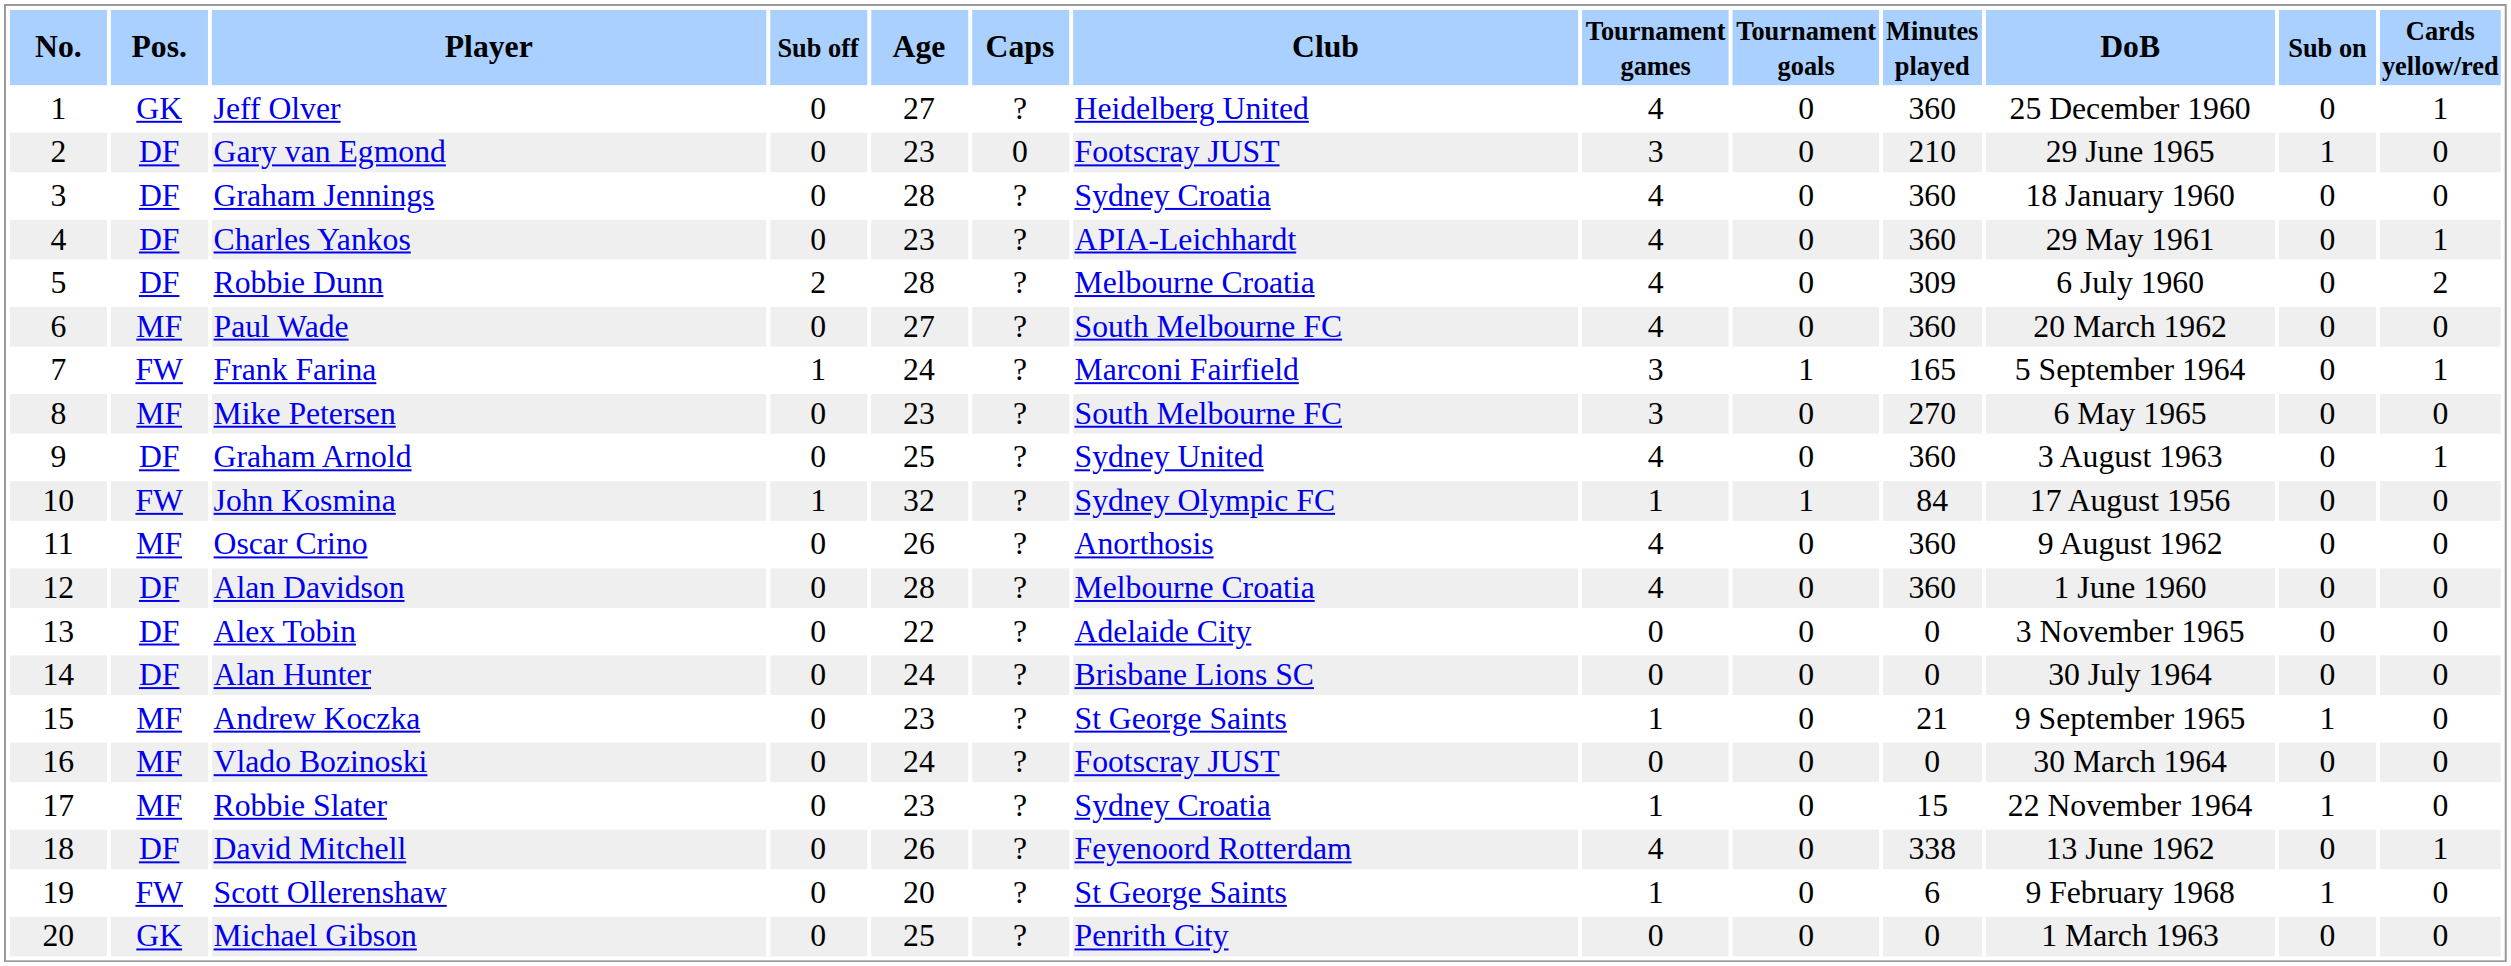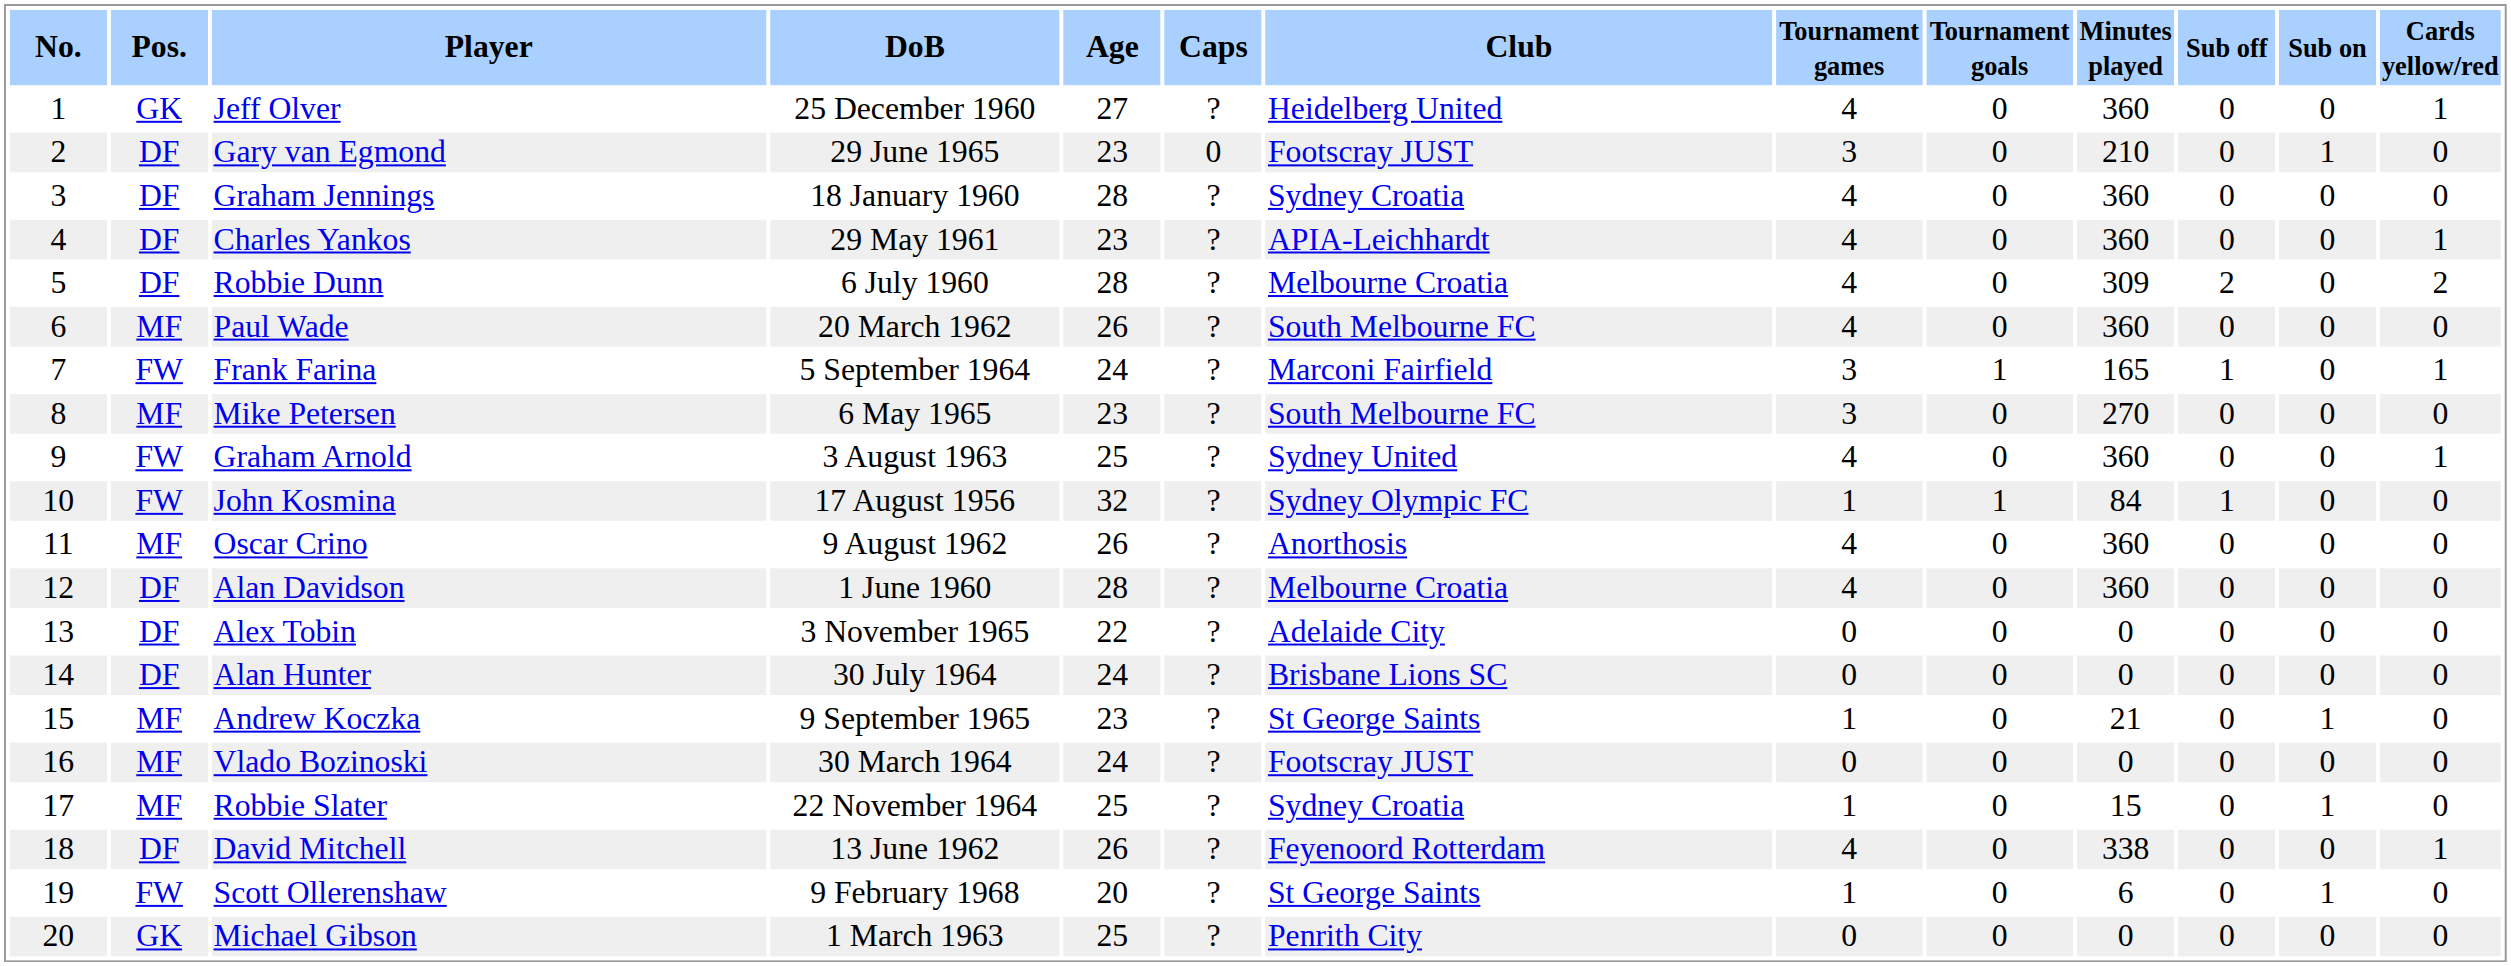columns swapped: (2130, 47) <-> (818, 49)
(919, 326) 27 -> (1112, 326) 26
(159, 456) DF -> (159, 456) FW
(919, 805) 23 -> (1112, 805) 25
